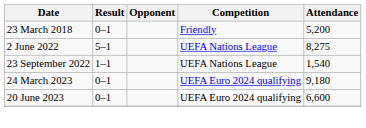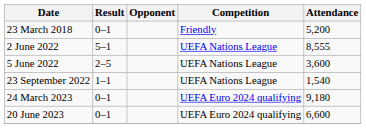(318, 47) 8,275 -> (318, 47) 8,555
+ row: (33, 64)
